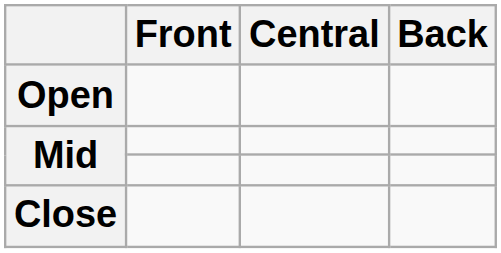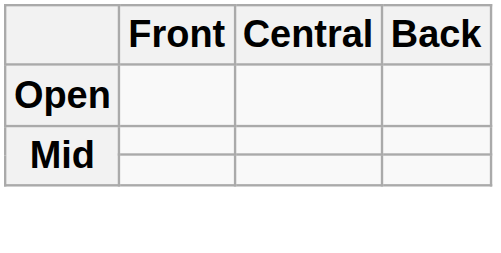- row: (66, 214)
